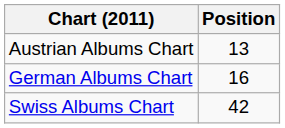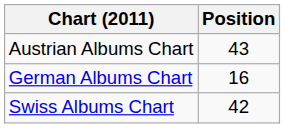(239, 48) 13 -> (239, 48) 43
